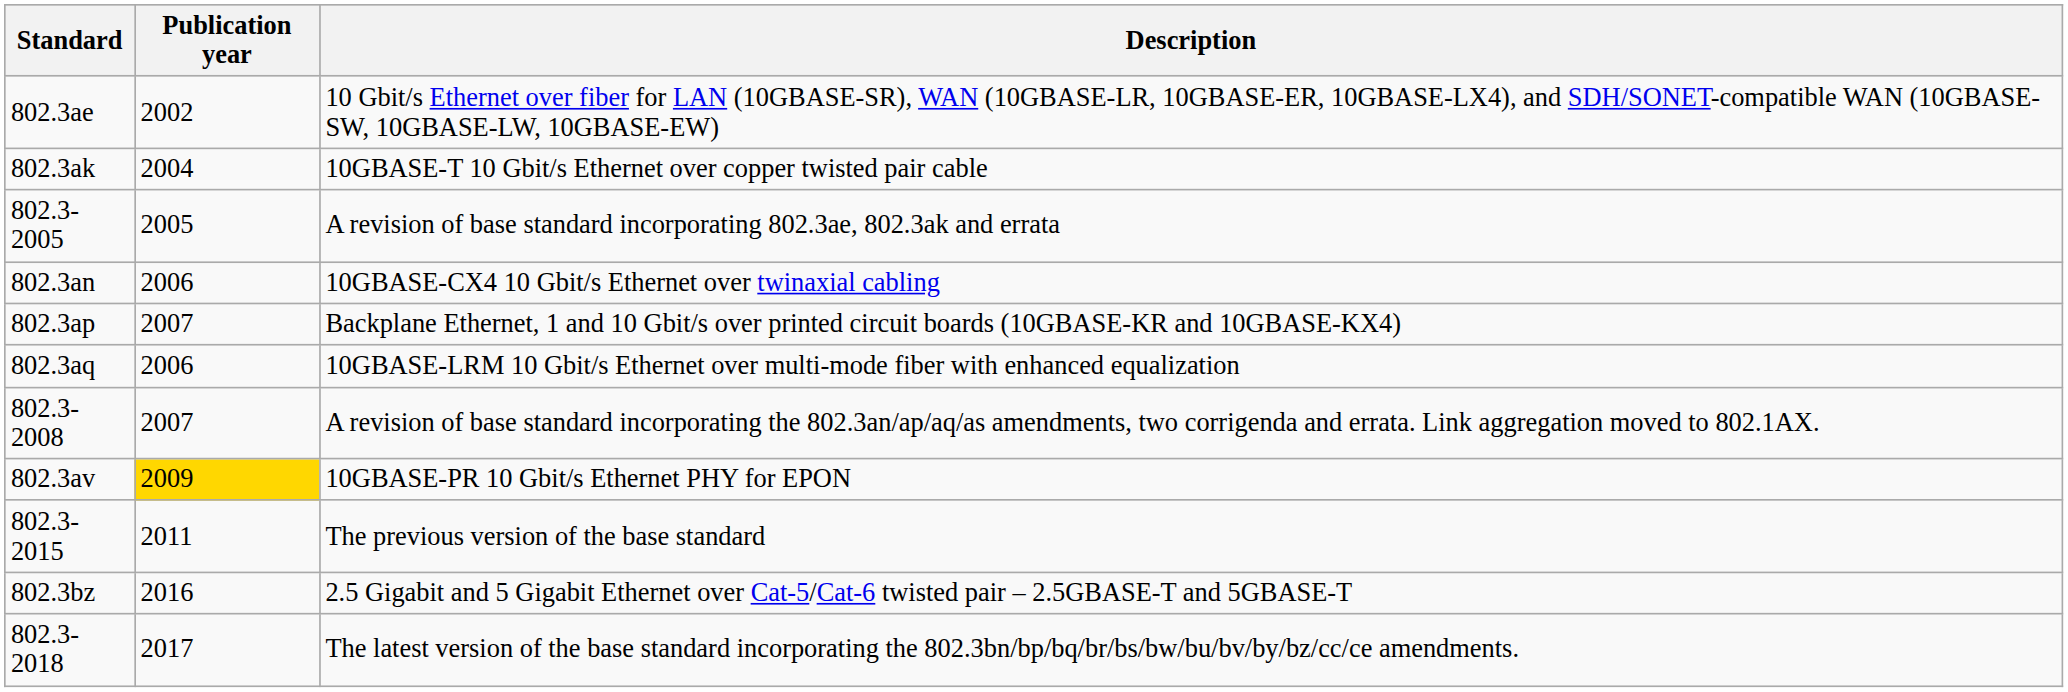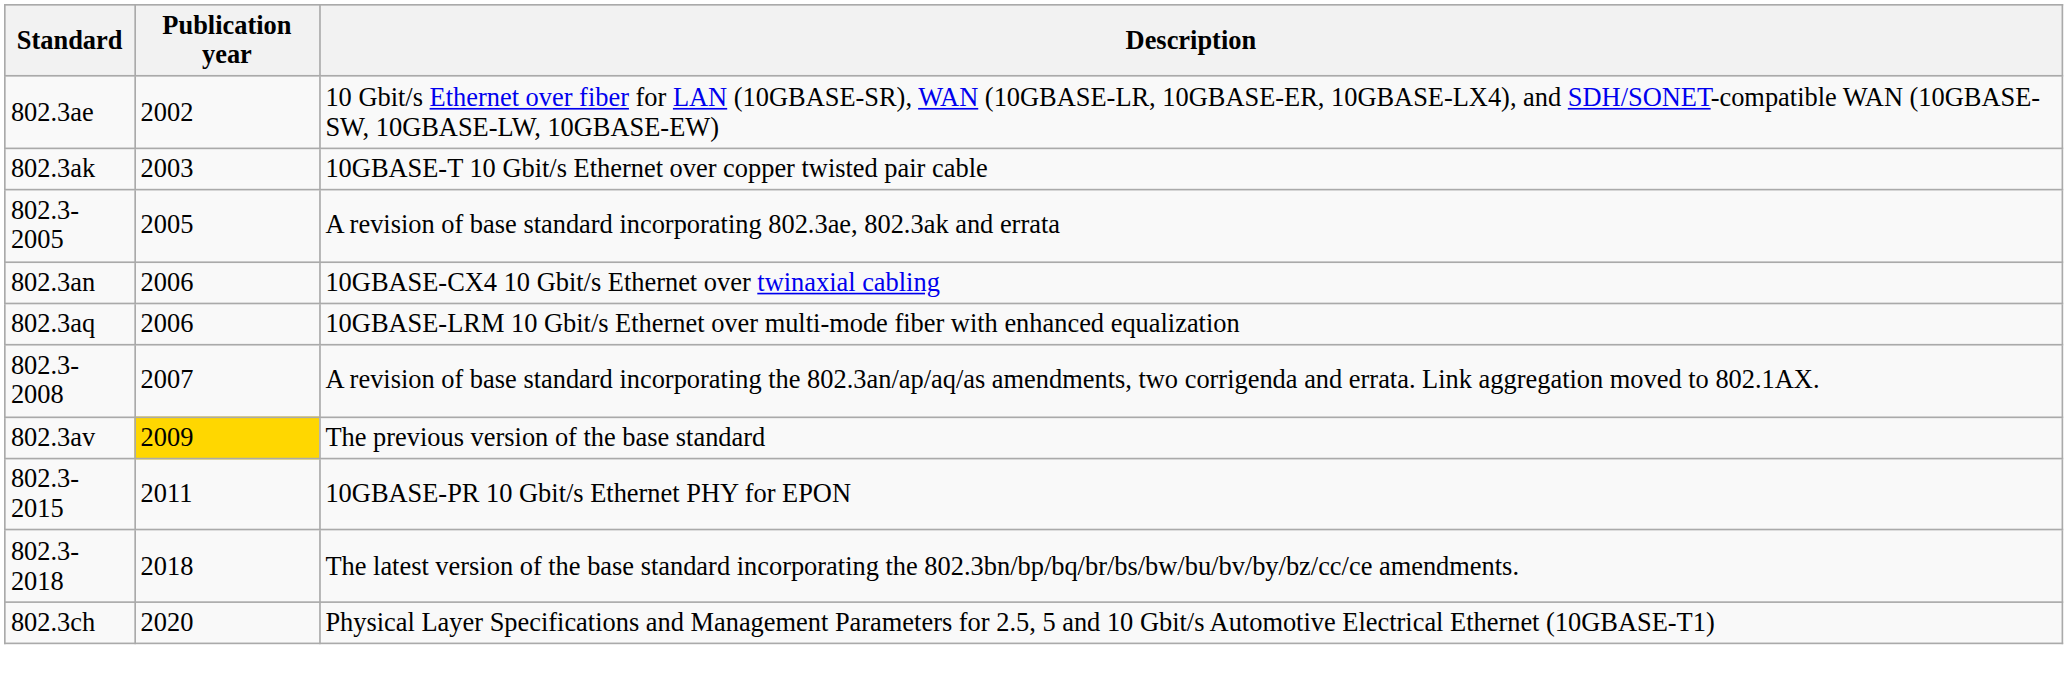(167, 168) 2004 -> (167, 168) 2003
- row: (53, 323)
(588, 479) 10GBASE-PR 10 Gbit/s Ethernet PHY for EPON -> (545, 437) The previous version of the base standard
(545, 535) The previous version of the base standard -> (588, 494) 10GBASE-PR 10 Gbit/s Ethernet PHY for EPON
- row: (53, 592)
(167, 649) 2017 -> (167, 565) 2018
+ row: (53, 622)
